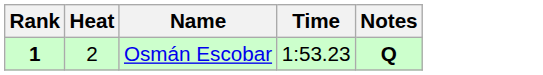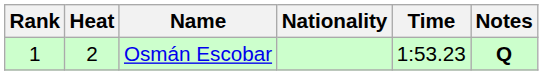+ column: (334, 21)
(35, 54) bold -> (35, 54) normal
